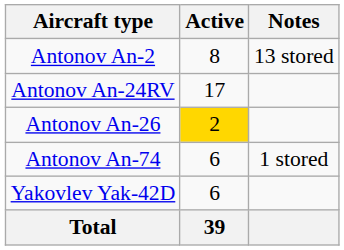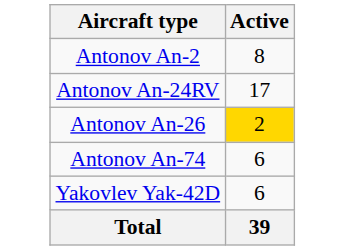- column: (294, 21)
